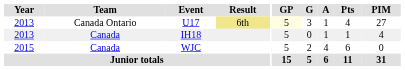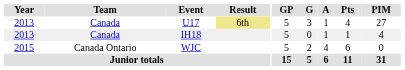(105, 22) Canada Ontario -> (105, 22) Canada
(286, 22) lightyellow background -> (286, 22) no background
(105, 47) Canada -> (105, 47) Canada Ontario
